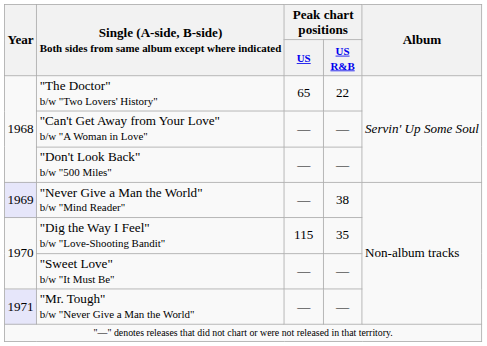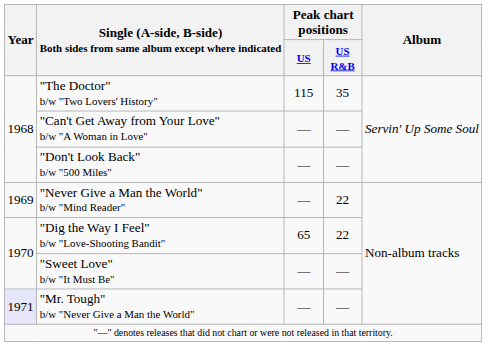(304, 93) 65 -> (304, 93) 115
(343, 93) 22 -> (343, 93) 35
(21, 200) lavender background -> (21, 200) no background
(343, 200) 38 -> (343, 200) 22
(304, 235) 115 -> (304, 235) 65
(343, 235) 35 -> (343, 235) 22
